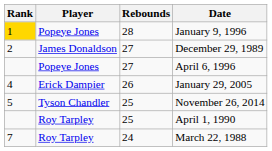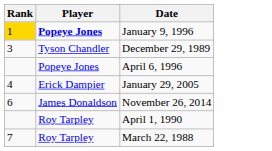- column: (146, 13)
(69, 31) normal -> (70, 31) bold
(10, 48) 2 -> (10, 48) 3
(78, 48) James Donaldson -> (74, 48) Tyson Chandler
(10, 102) 5 -> (10, 102) 6
(74, 102) Tyson Chandler -> (78, 102) James Donaldson
